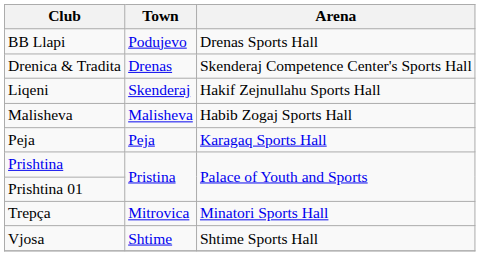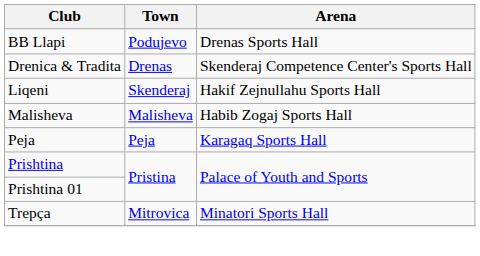- row: (26, 238)
